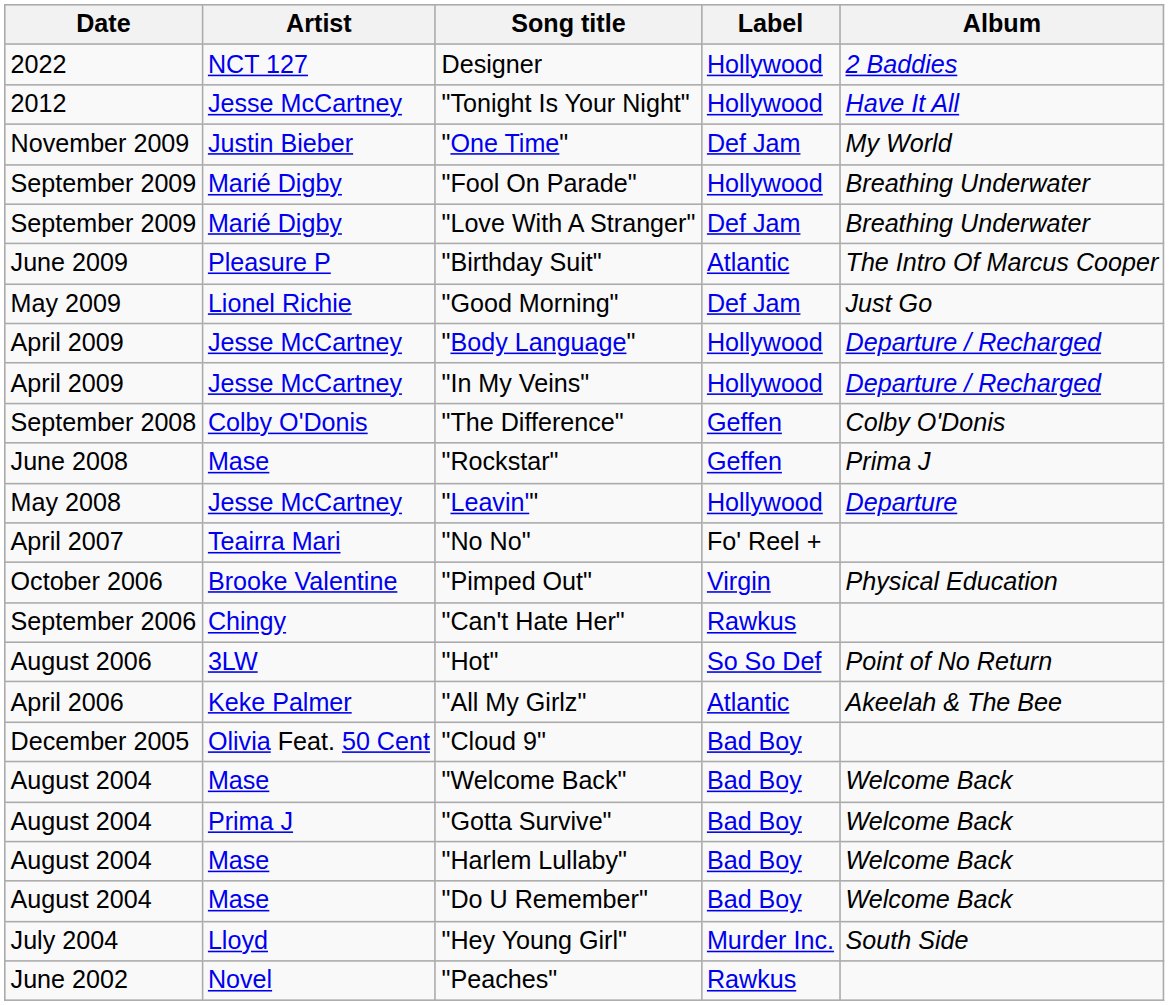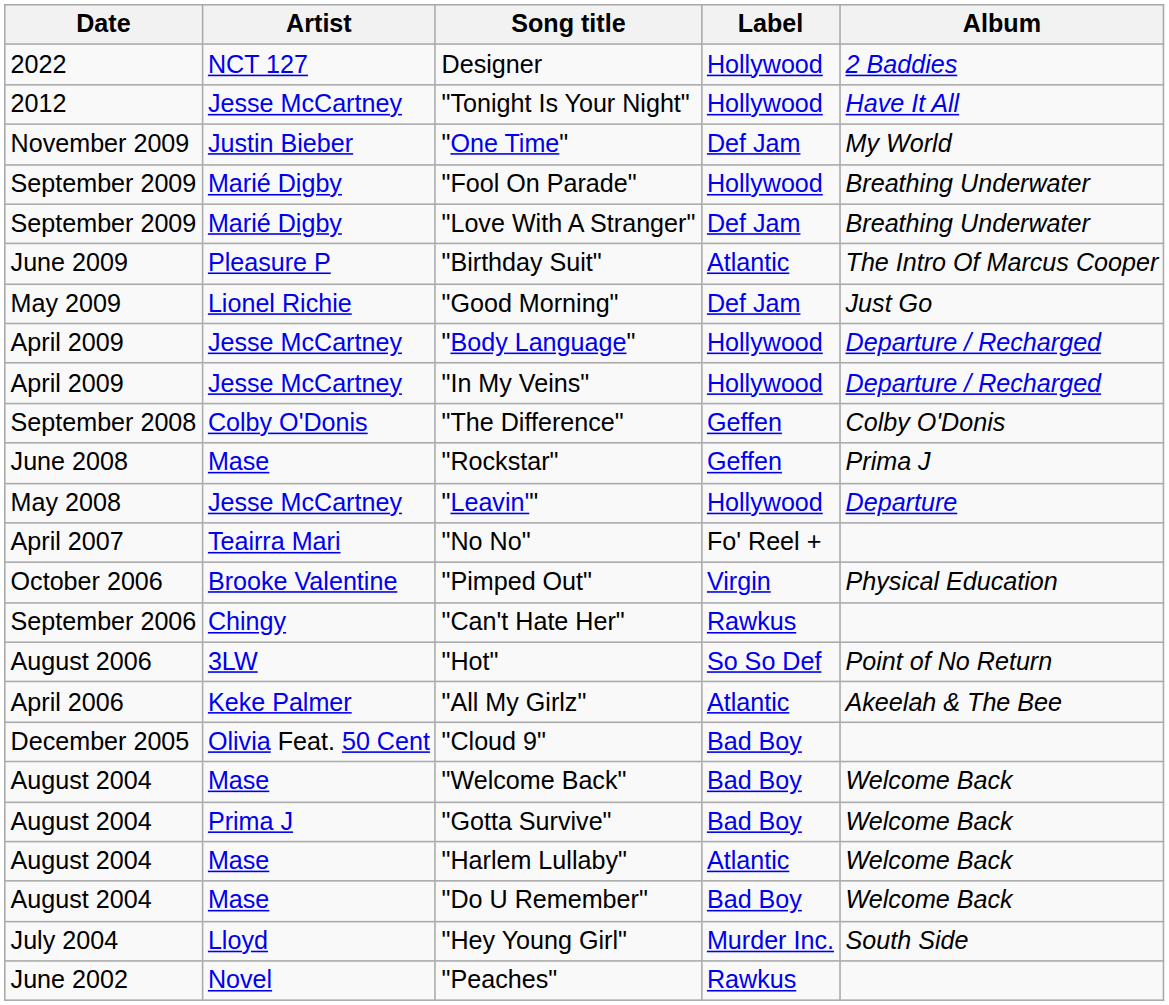(754, 861) Bad Boy -> (748, 861) Atlantic
